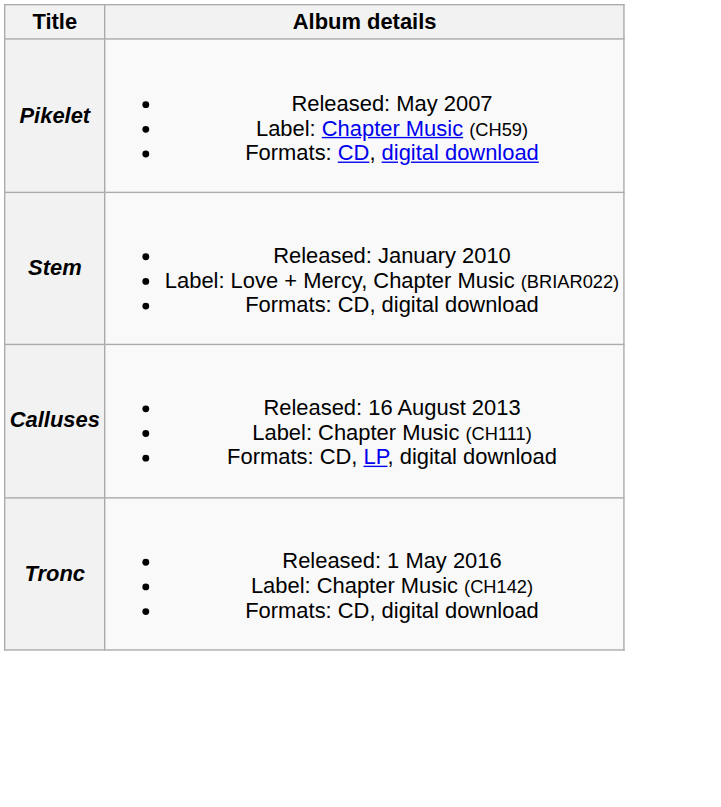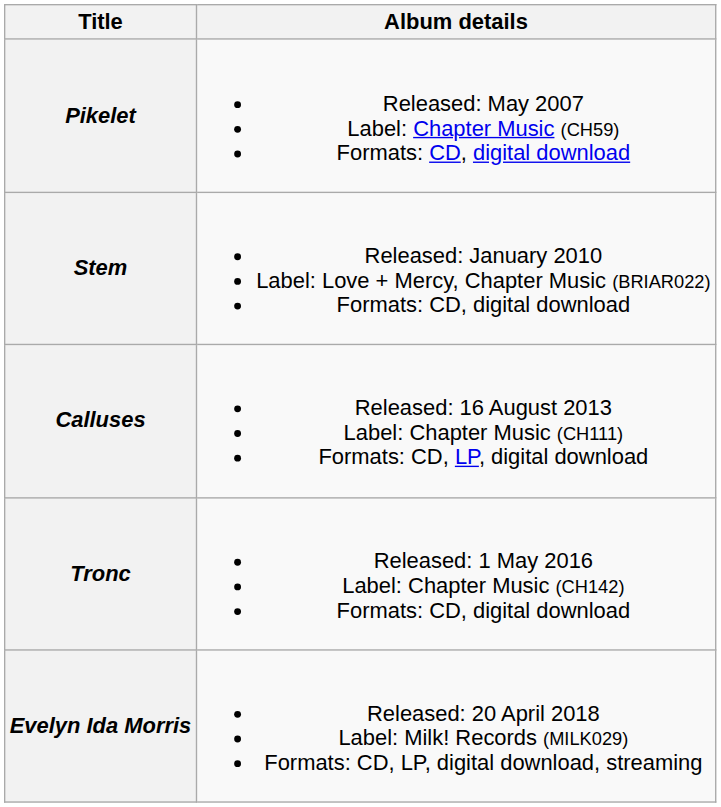+ row: (100, 725)
